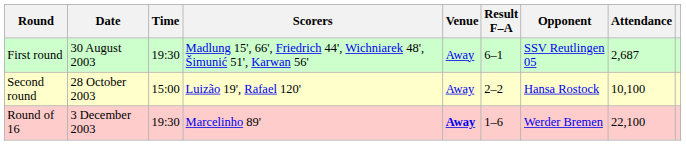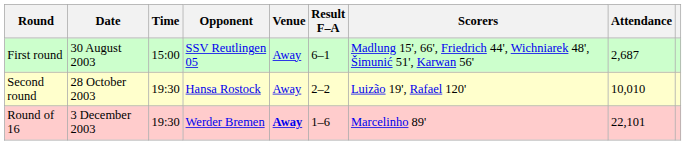columns swapped: (565, 21) <-> (313, 21)
(166, 55) 19:30 -> (166, 55) 15:00
(166, 89) 15:00 -> (166, 89) 19:30
(628, 89) 10,100 -> (628, 89) 10,010
(628, 122) 22,100 -> (628, 122) 22,101
